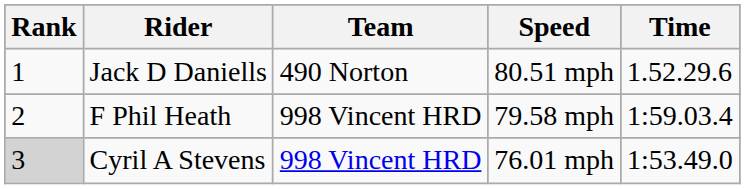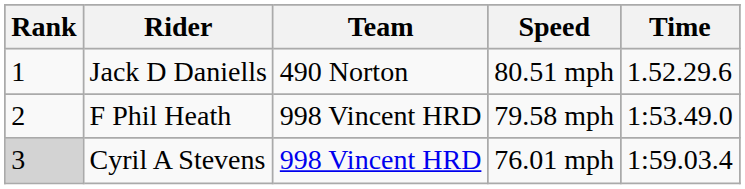(680, 115) 1:59.03.4 -> (680, 115) 1:53.49.0
(680, 159) 1:53.49.0 -> (680, 159) 1:59.03.4
